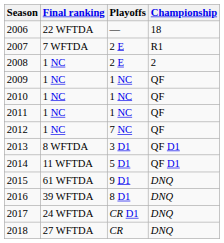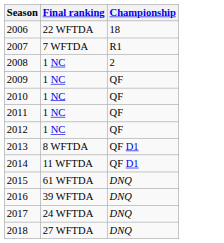- column: (128, 12)
